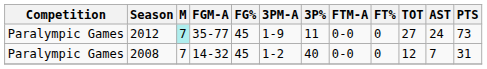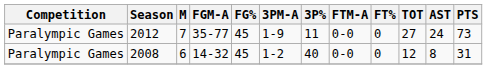(183, 34) paleturquoise background -> (183, 34) no background
(183, 54) 7 -> (183, 54) 6
(433, 54) 7 -> (433, 54) 8
